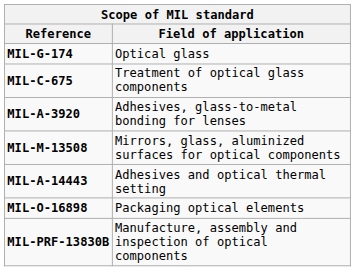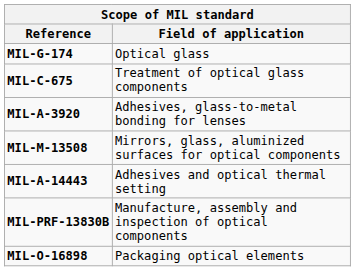rows swapped: (47, 208) <-> (58, 242)
